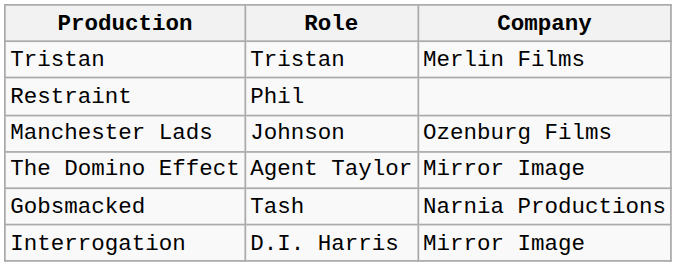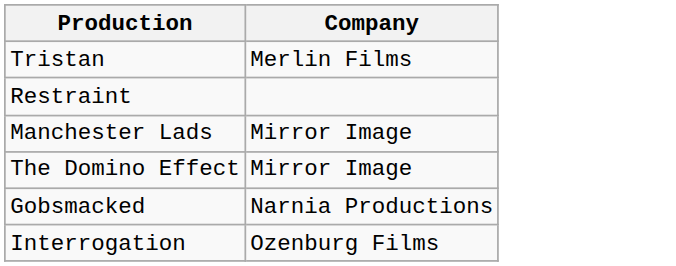- column: (331, 23)
(518, 133) Ozenburg Films -> (331, 133) Mirror Image
(504, 243) Mirror Image -> (345, 243) Ozenburg Films
